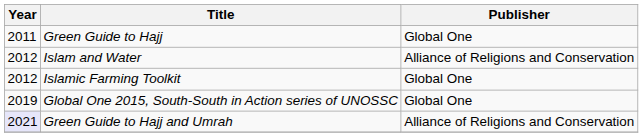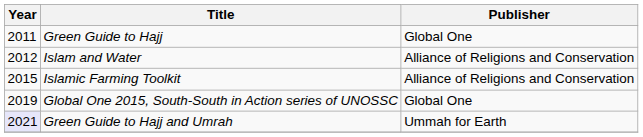(22, 79) 2012 -> (22, 79) 2015
(438, 79) Global One -> (519, 79) Alliance of Religions and Conservation
(519, 121) Alliance of Religions and Conservation -> (455, 121) Ummah for Earth
